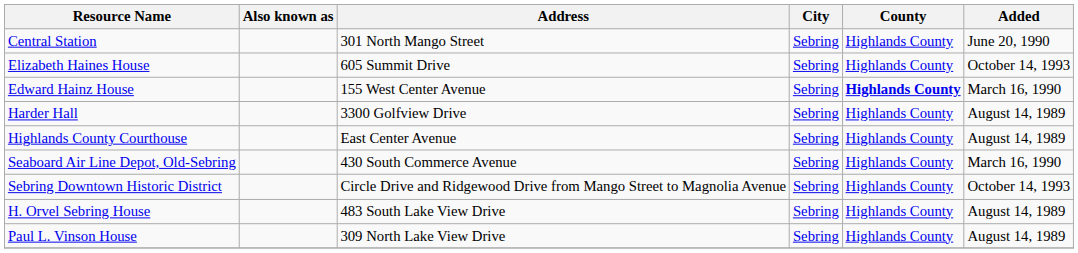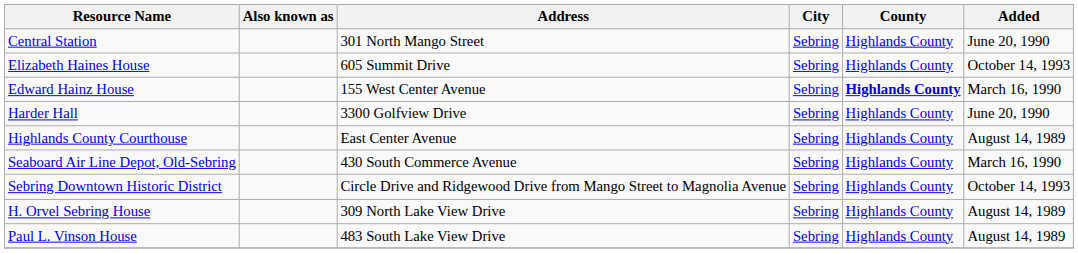(1016, 114) August 14, 1989 -> (1009, 114) June 20, 1990
(423, 211) 483 South Lake View Drive -> (423, 211) 309 North Lake View Drive
(423, 235) 309 North Lake View Drive -> (423, 235) 483 South Lake View Drive
